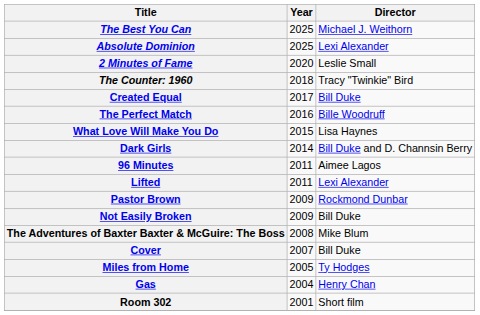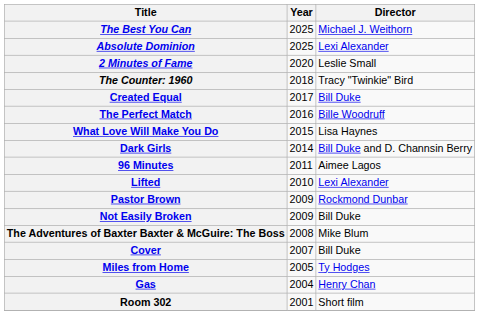(301, 183) 2011 -> (301, 183) 2010
